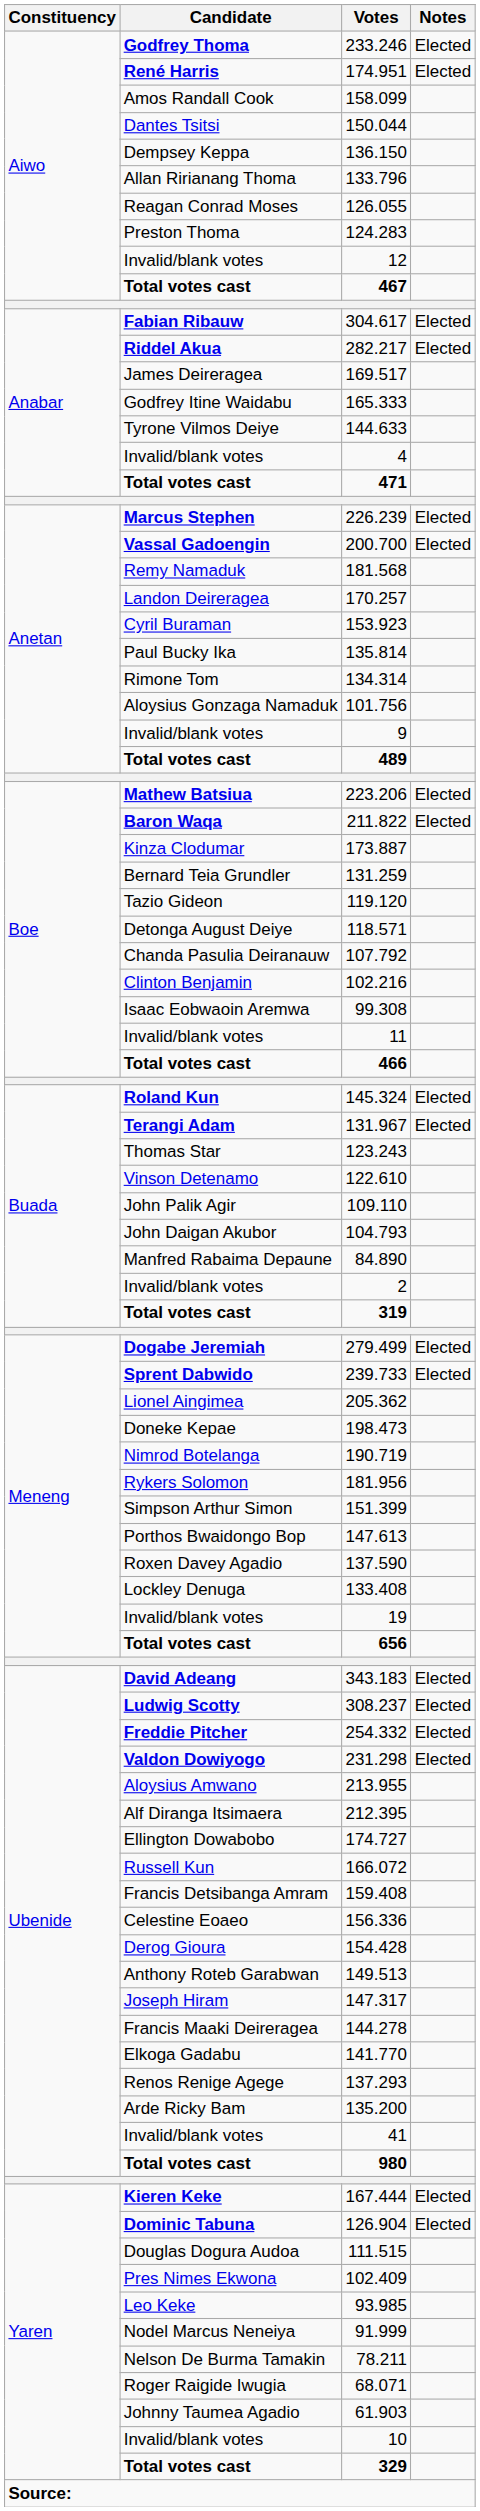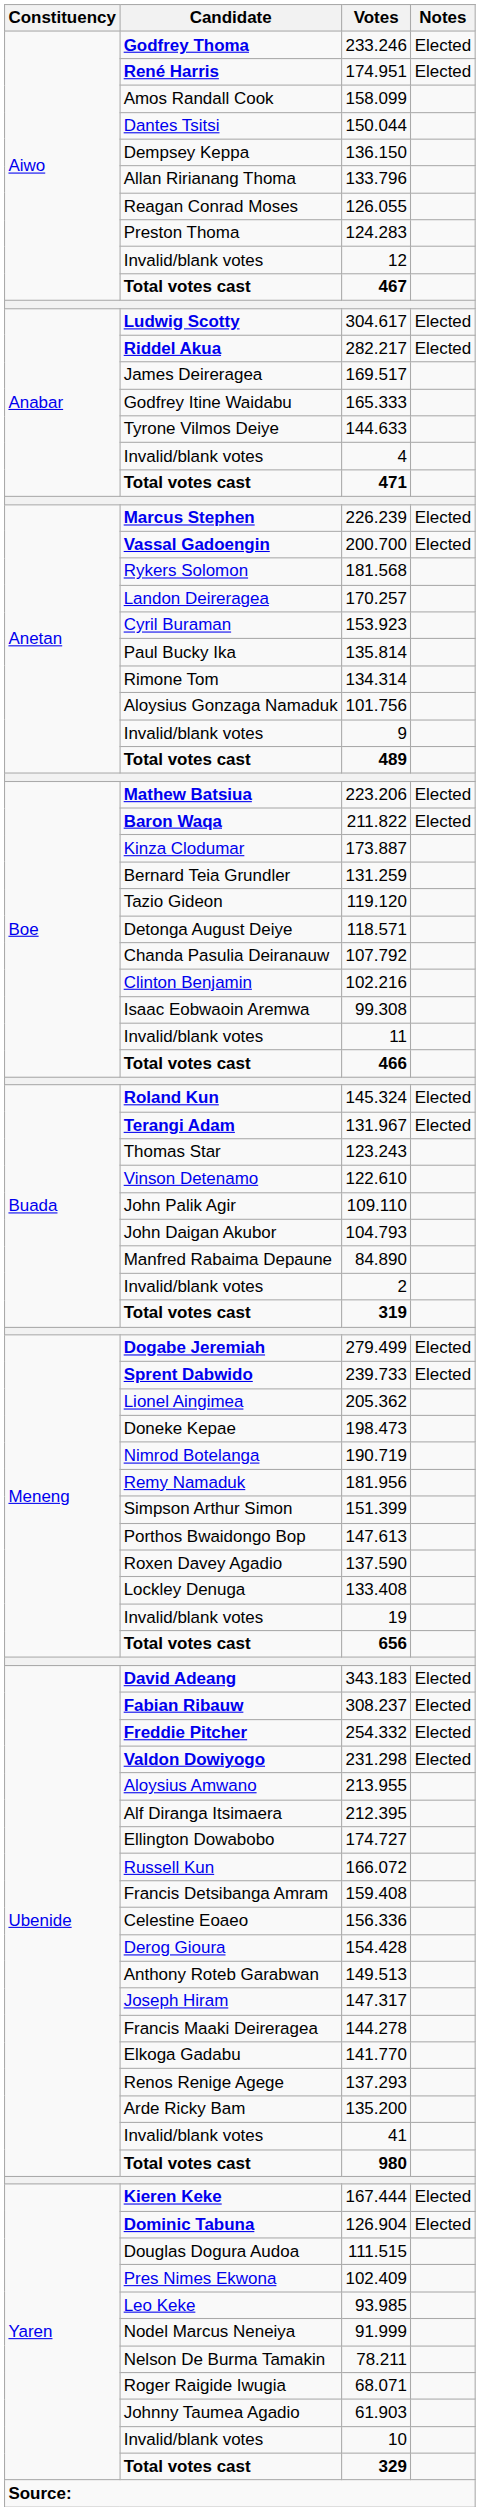(184, 321) Fabian Ribauw -> (182, 321) Ludwig Scotty
(184, 571) Remy Namaduk -> (186, 571) Rykers Solomon
(186, 1482) Rykers Solomon -> (184, 1482) Remy Namaduk
(182, 1705) Ludwig Scotty -> (184, 1705) Fabian Ribauw
